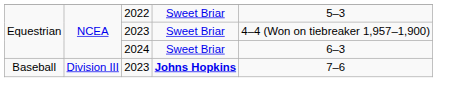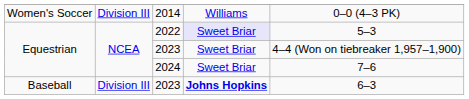+ row: (50, 13)
(195, 13) no background -> (226, 31) lavender background
(336, 49) 6–3 -> (367, 67) 7–6
(336, 67) 7–6 -> (367, 85) 6–3
